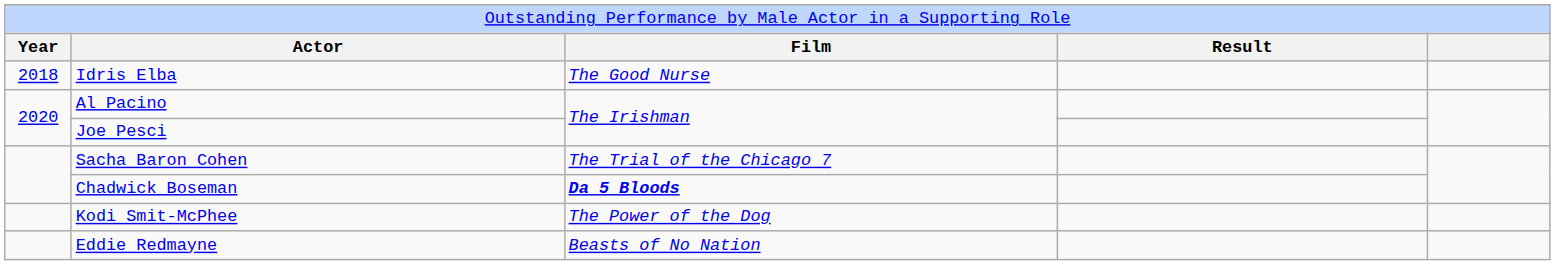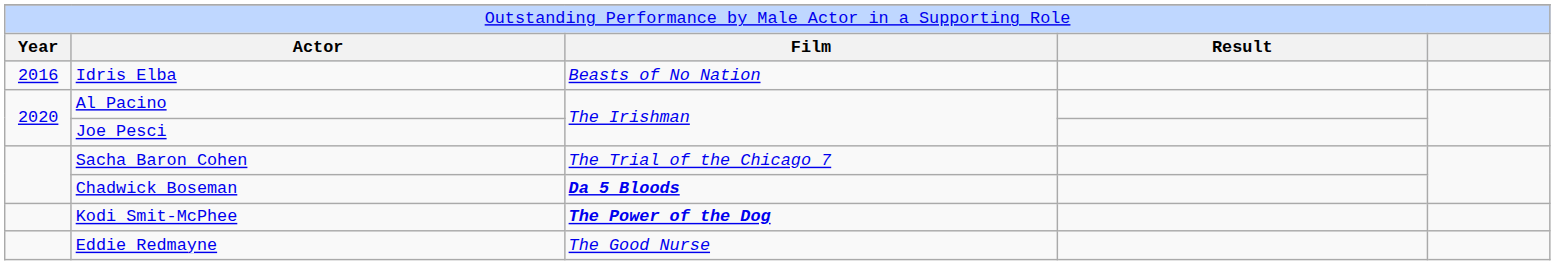(38, 75) 2018 -> (38, 75) 2016
(639, 75) The Good Nurse -> (665, 75) Beasts of No Nation
(670, 217) normal -> (670, 217) bold
(665, 245) Beasts of No Nation -> (639, 245) The Good Nurse
